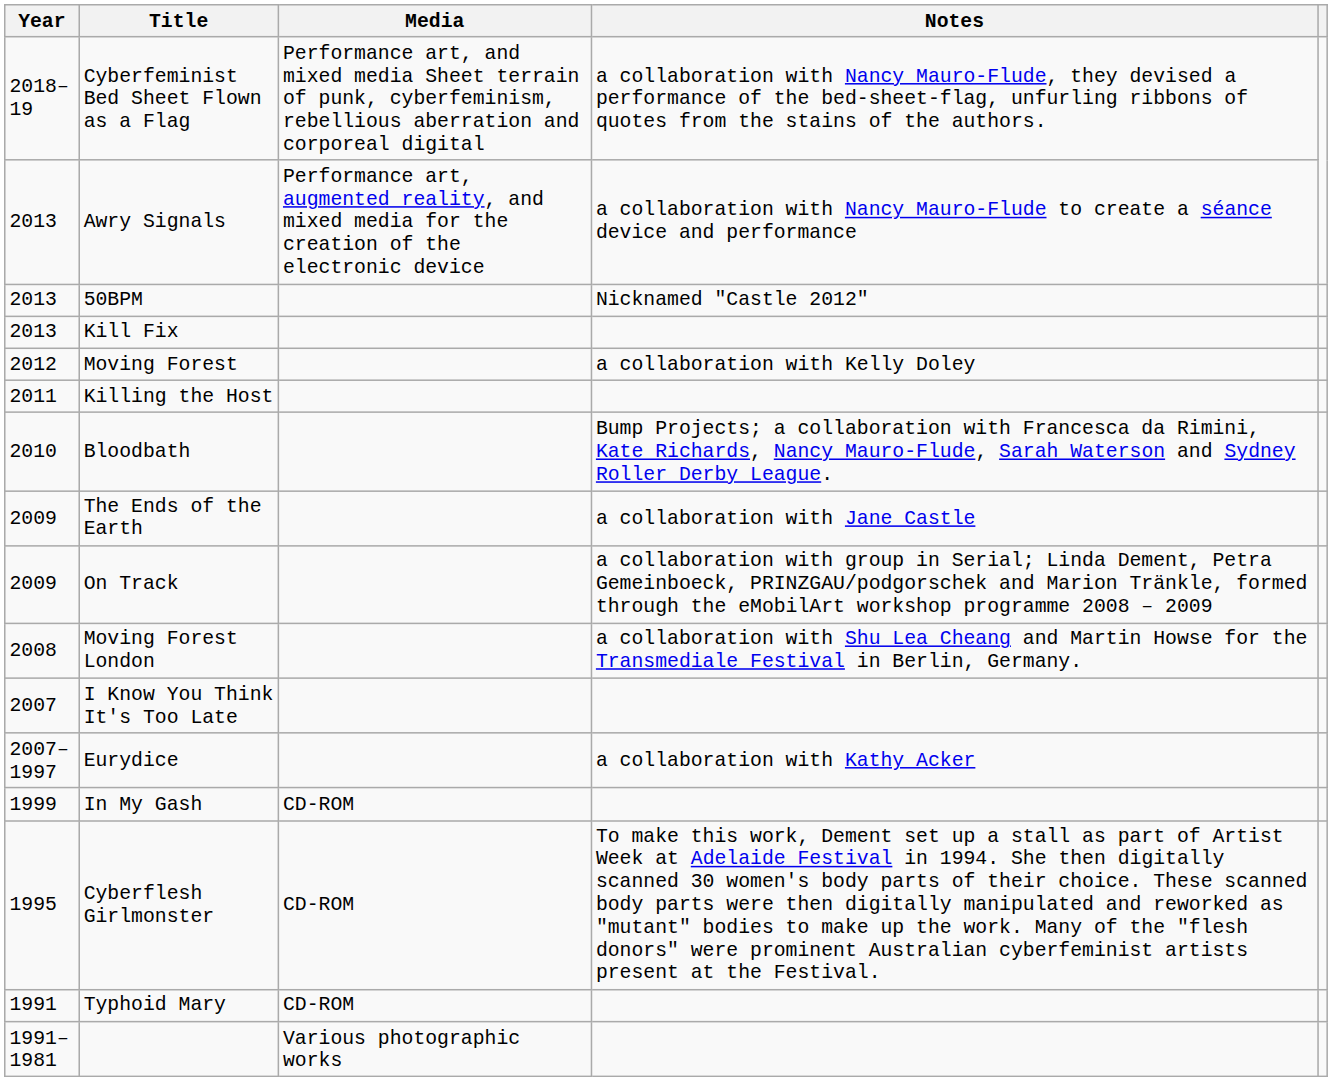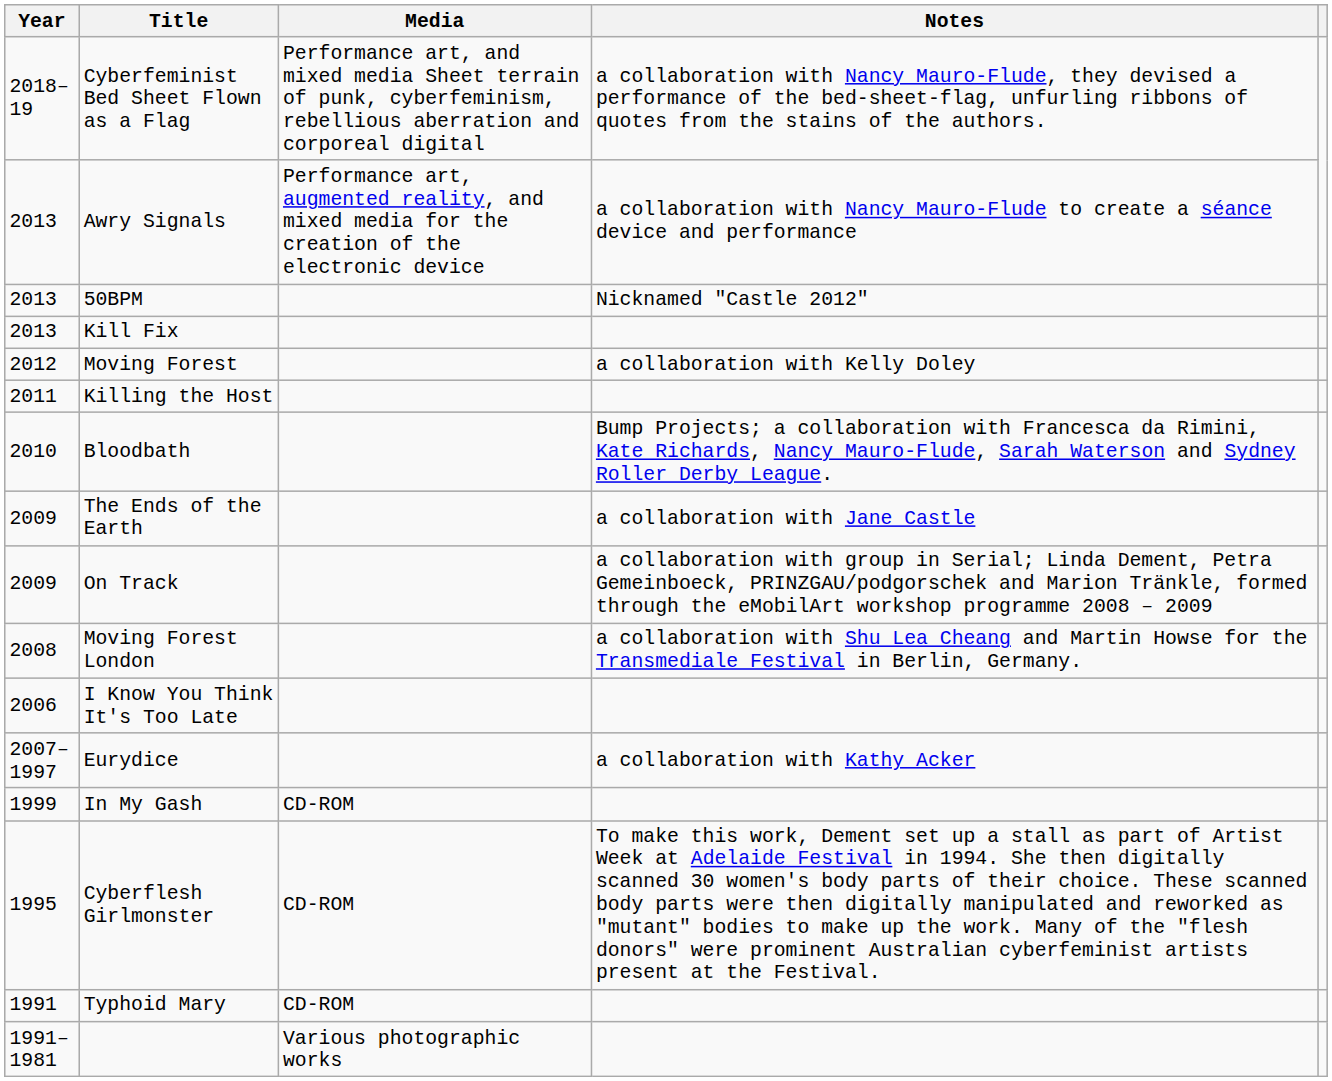(33, 706) 2007 -> (33, 706) 2006
